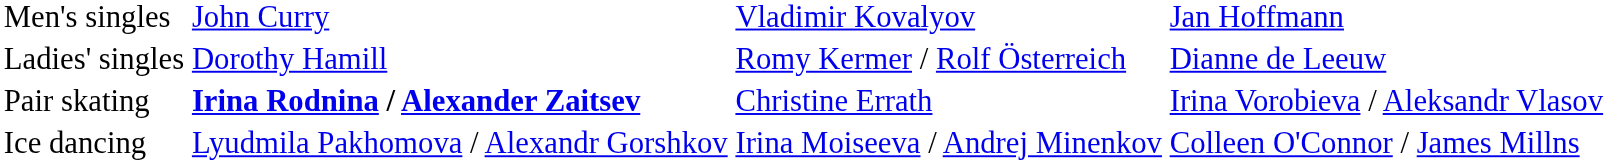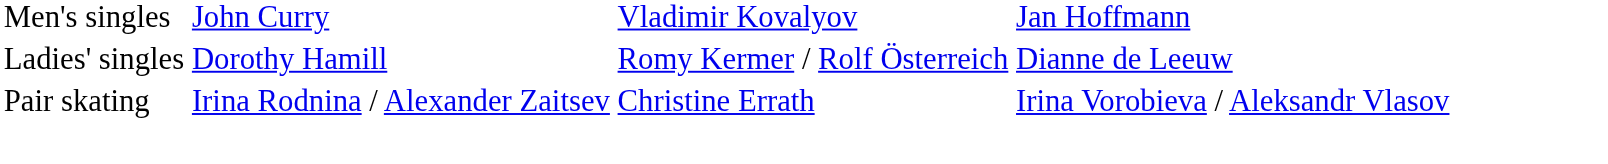(416, 101) bold -> (401, 101) normal
- row: (75, 143)
